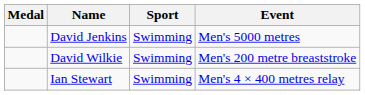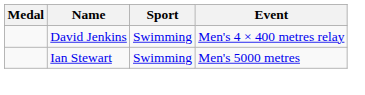(249, 36) Men's 5000 metres -> (271, 36) Men's 4 × 400 metres relay
- row: (86, 57)
(271, 79) Men's 4 × 400 metres relay -> (249, 57) Men's 5000 metres
